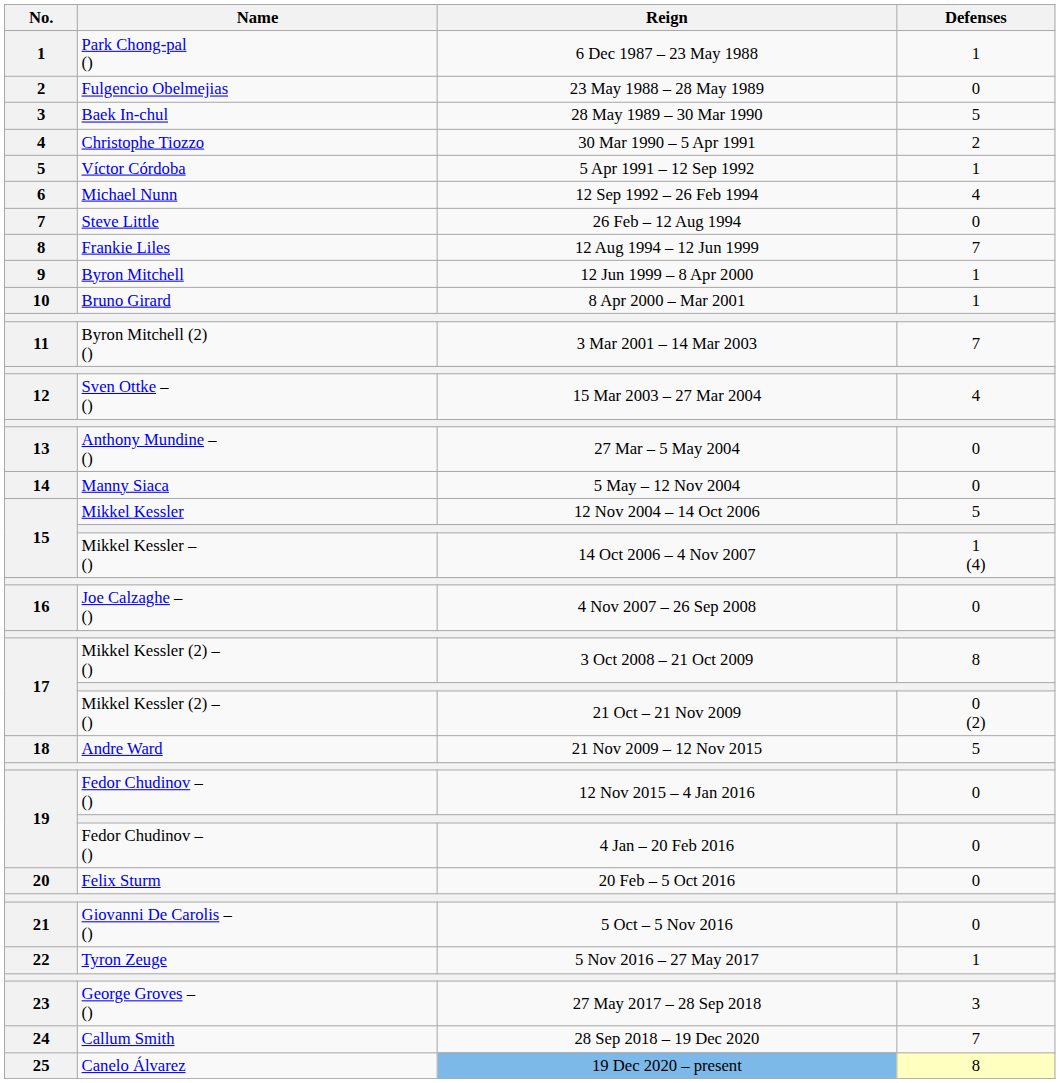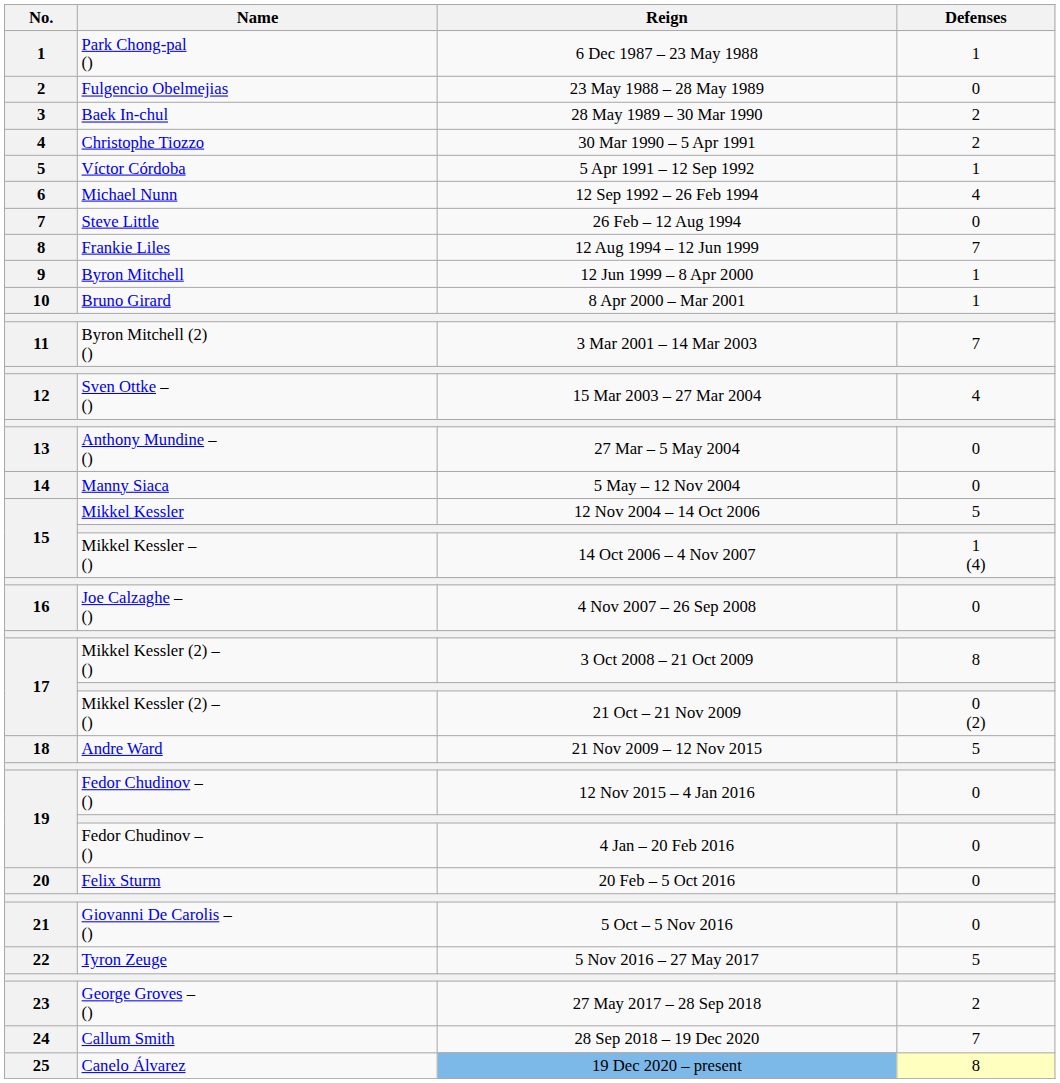(976, 115) 5 -> (976, 115) 2
(976, 960) 1 -> (976, 960) 5
(976, 1003) 3 -> (976, 1003) 2
